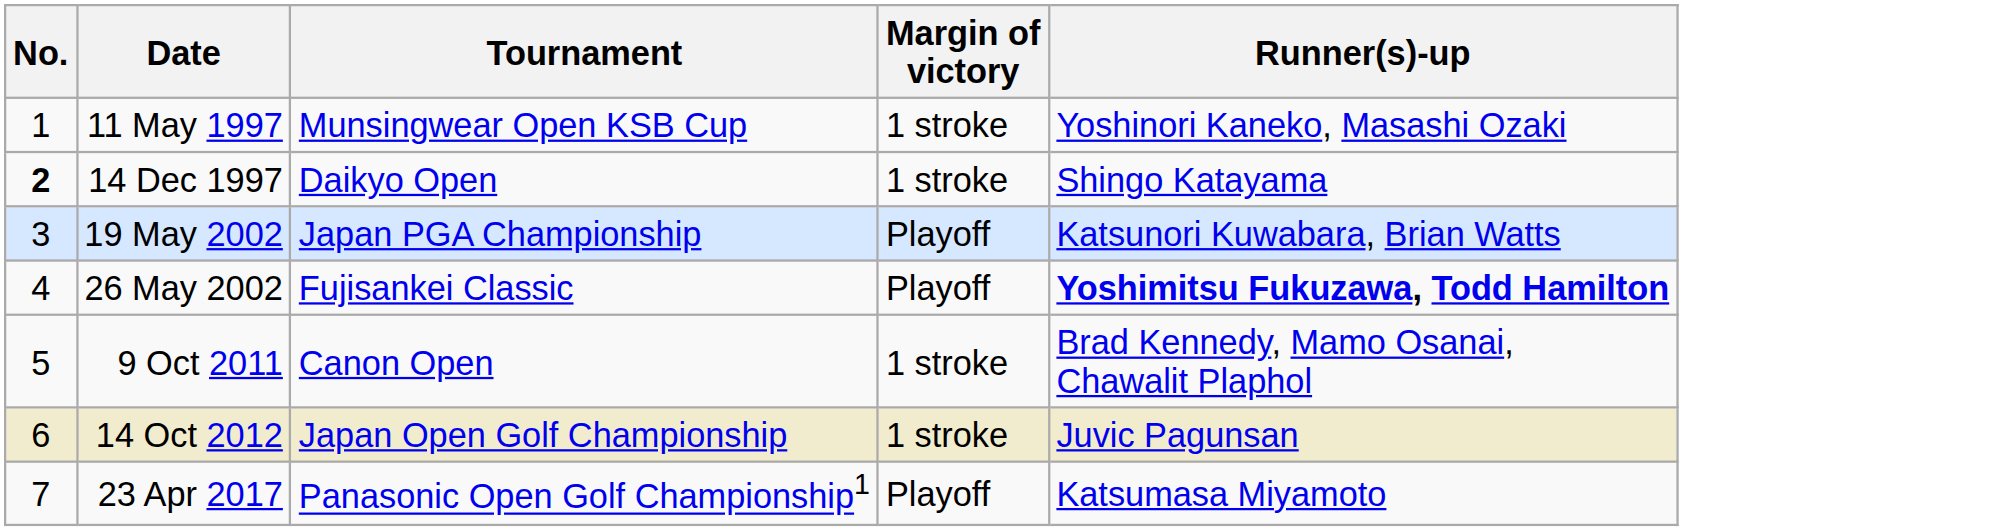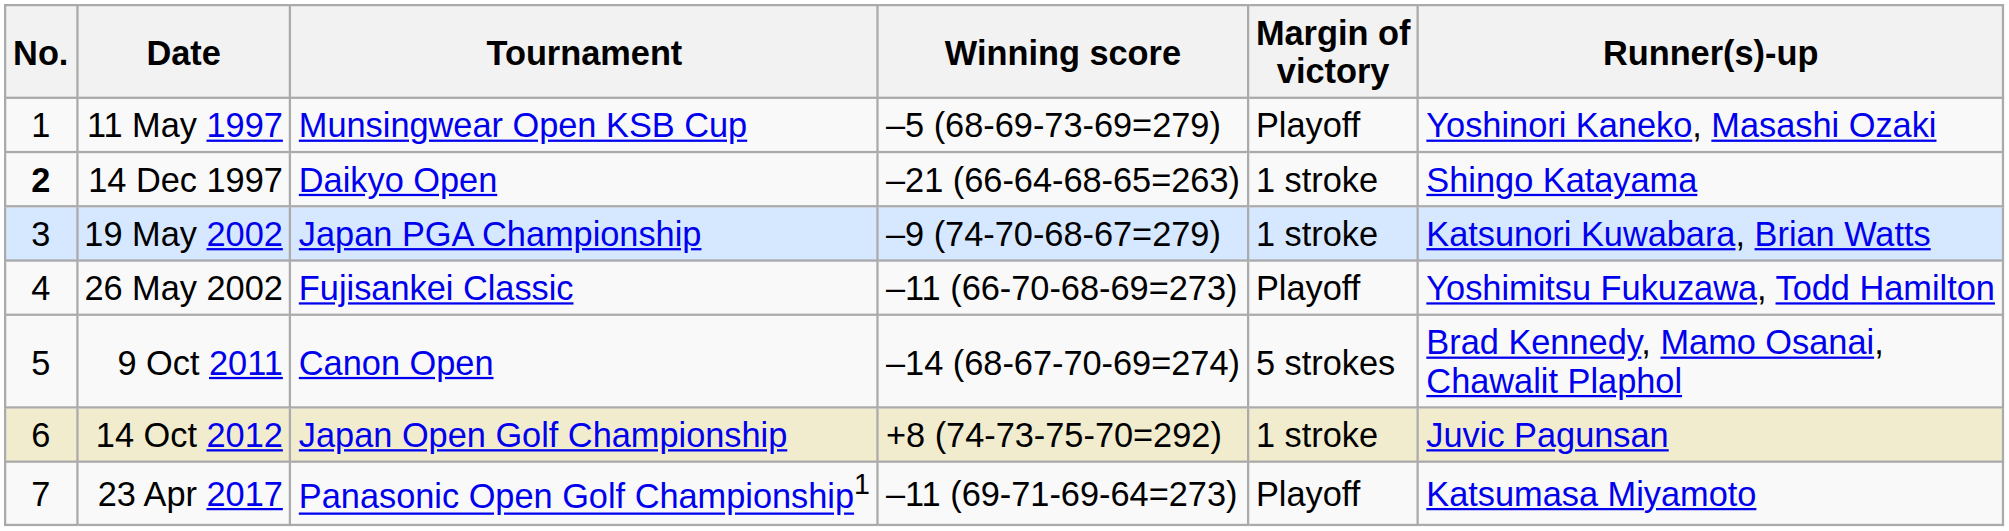+ column: (1063, 52)
(947, 125) 1 stroke -> (1308, 125) Playoff
(938, 234) Playoff -> (1317, 234) 1 stroke
(1363, 288) bold -> (1711, 288) normal
(947, 362) 1 stroke -> (1326, 362) 5 strokes
